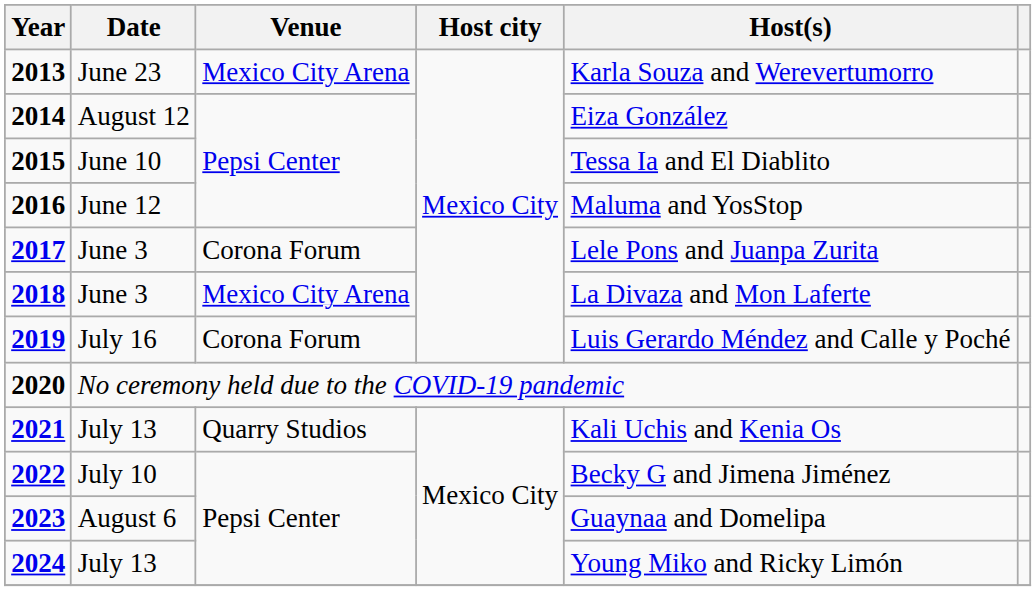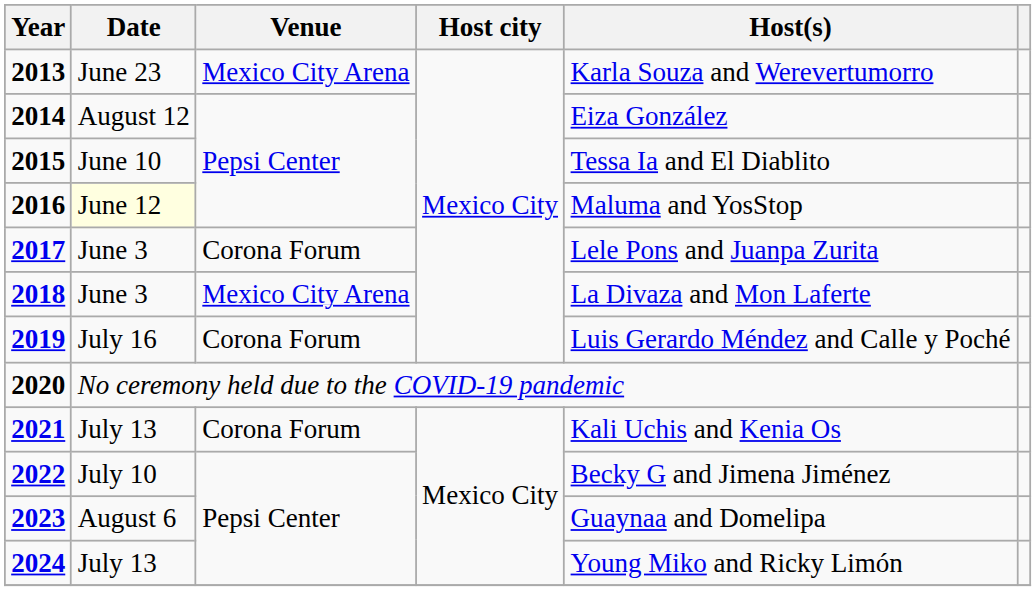(119, 205) no background -> (119, 205) lightyellow background
(285, 428) Quarry Studios -> (282, 428) Corona Forum
